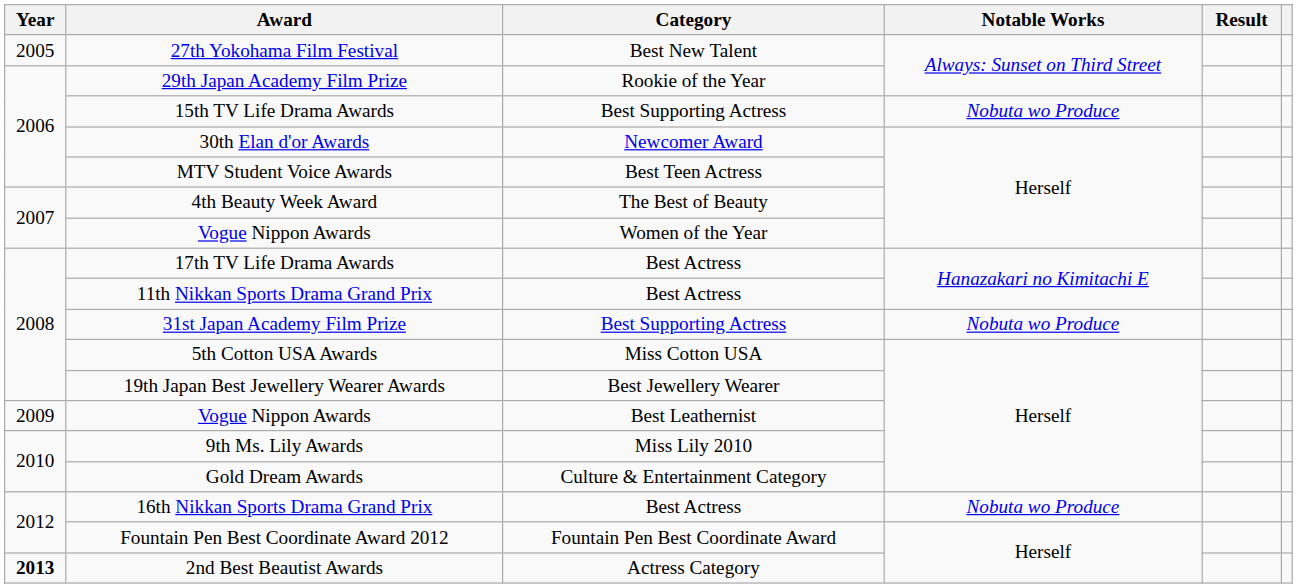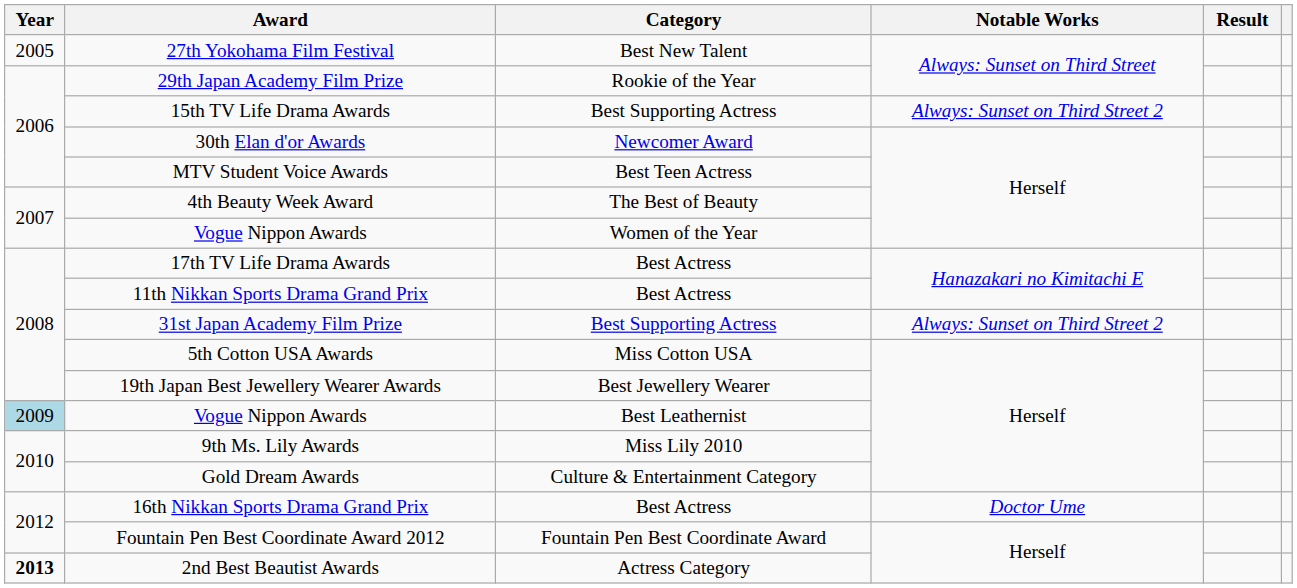(1043, 111) Nobuta wo Produce -> (1037, 111) Always: Sunset on Third Street 2
(1043, 324) Nobuta wo Produce -> (1037, 324) Always: Sunset on Third Street 2
(35, 415) no background -> (35, 415) lightblue background
(1043, 506) Nobuta wo Produce -> (1037, 506) Doctor Ume
